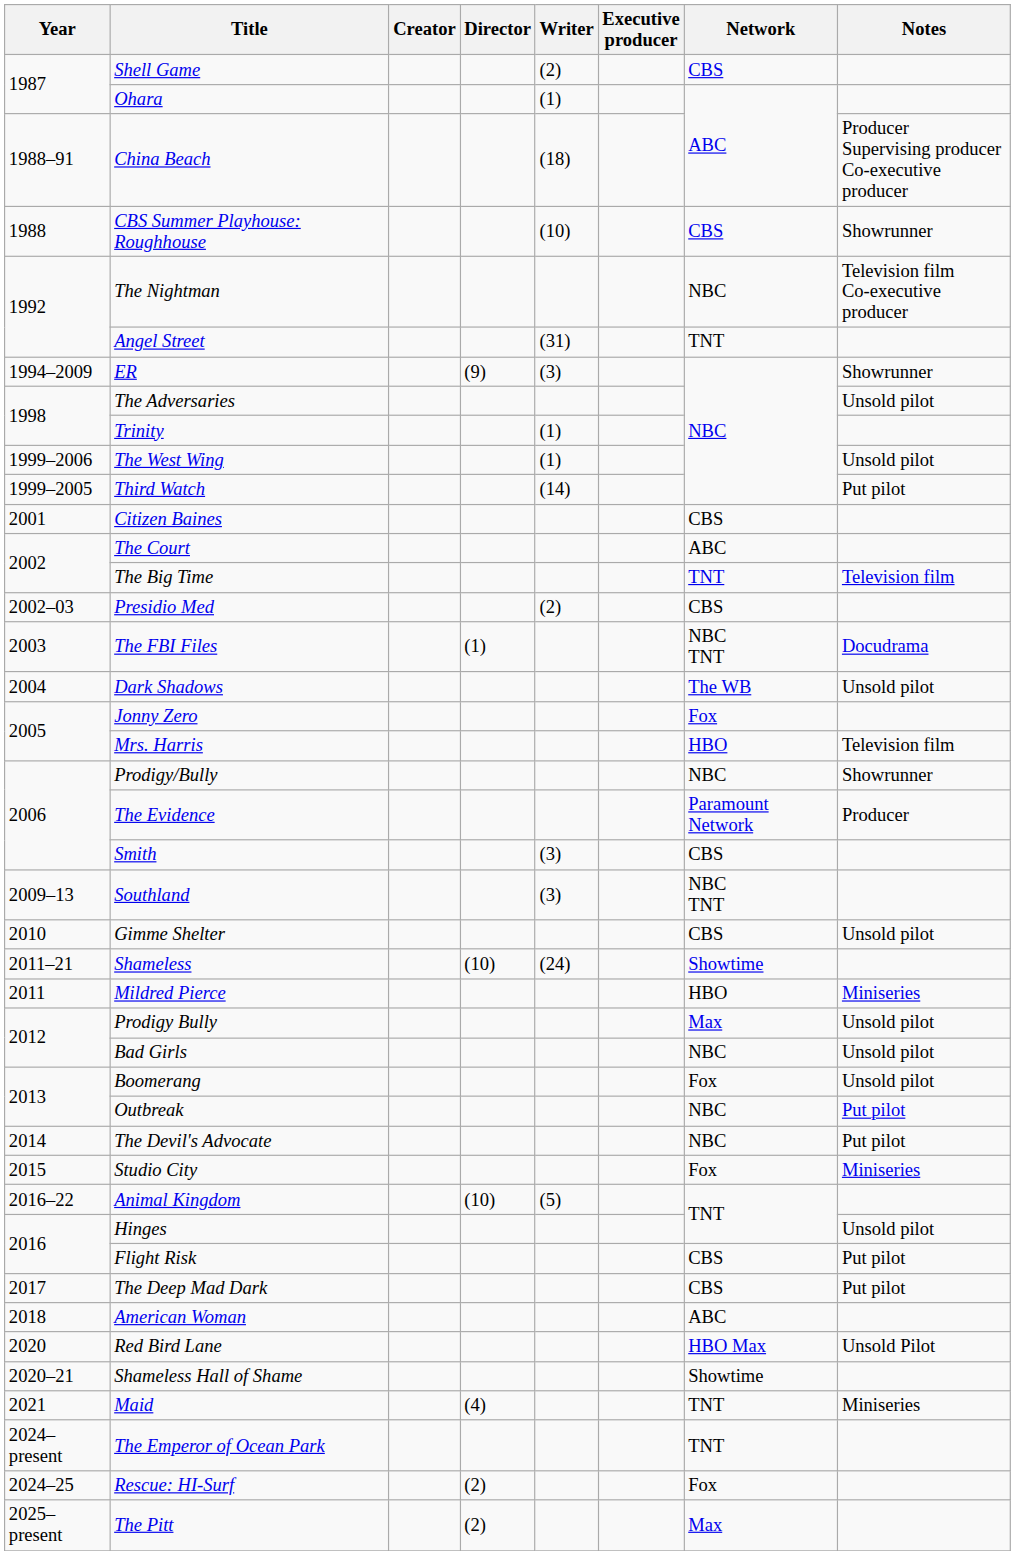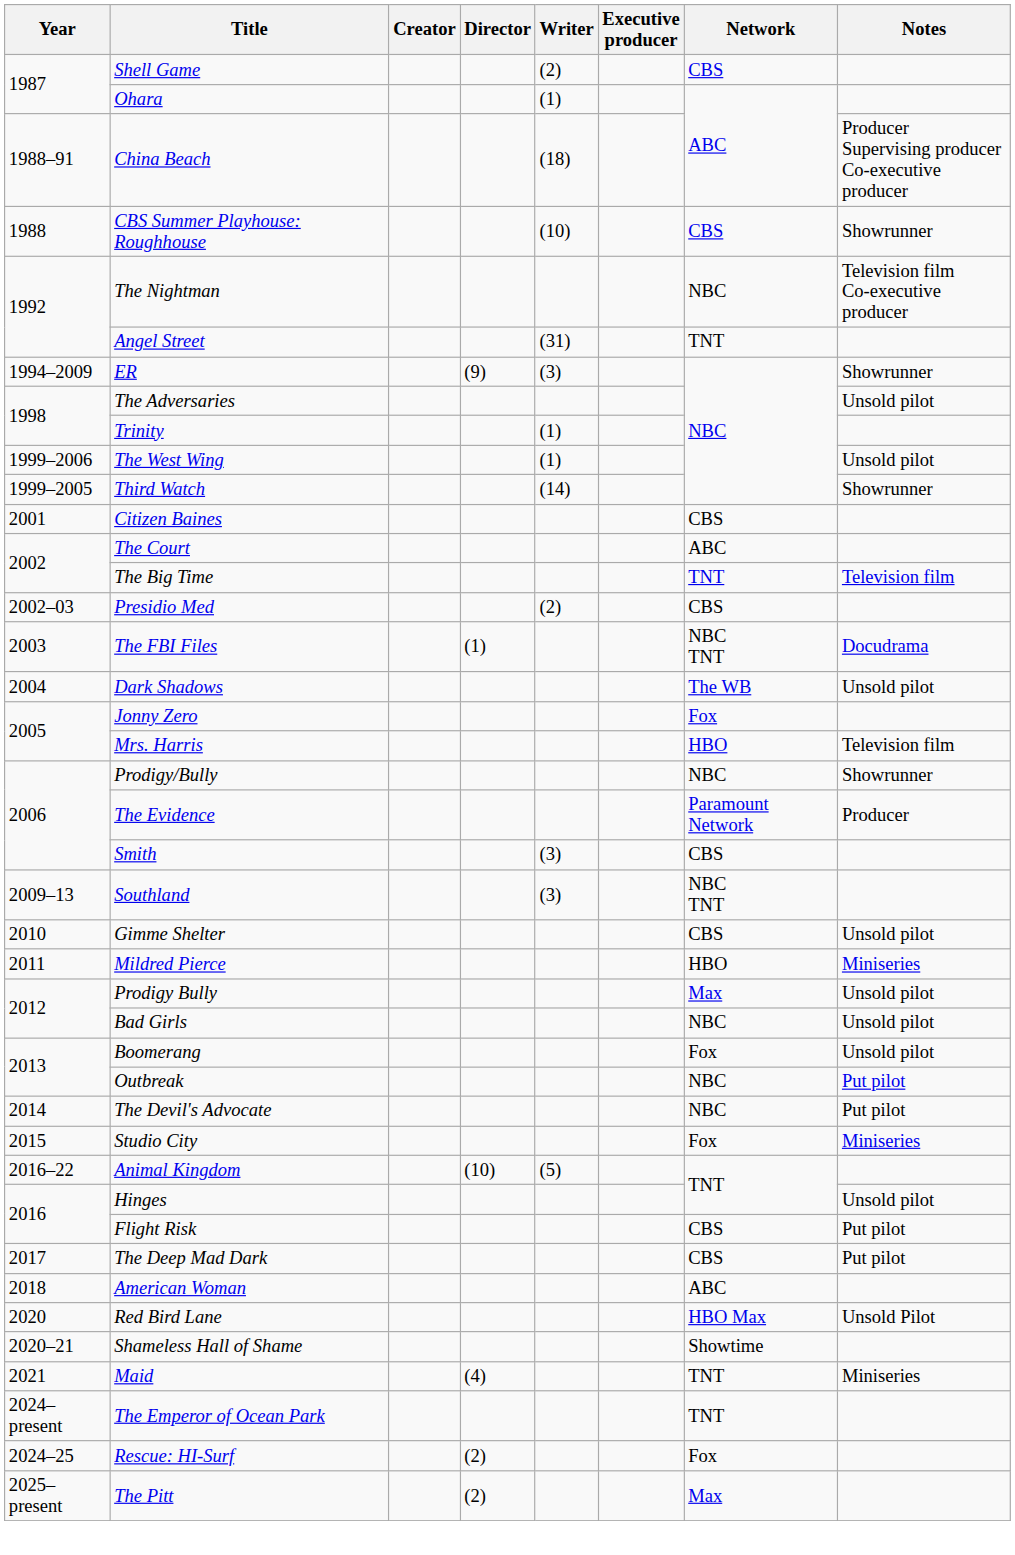(874, 489) Put pilot -> (887, 489) Showrunner
- row: (153, 963)
